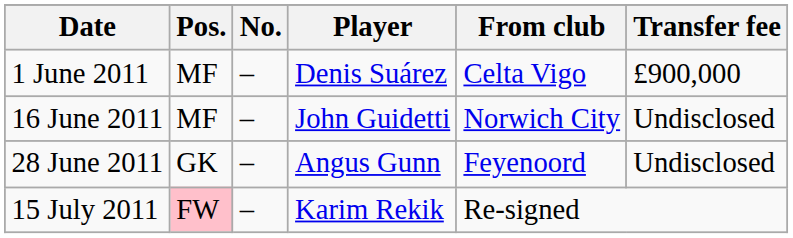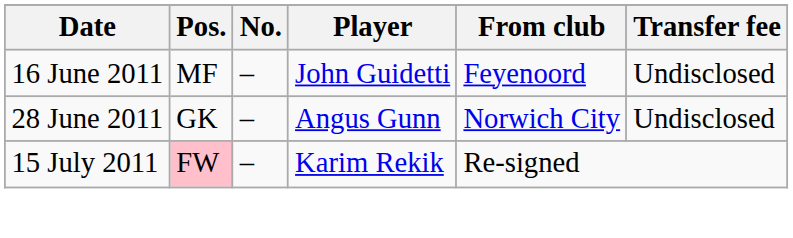- row: (80, 72)
(542, 118) Norwich City -> (525, 72) Feyenoord
(525, 163) Feyenoord -> (542, 118) Norwich City
